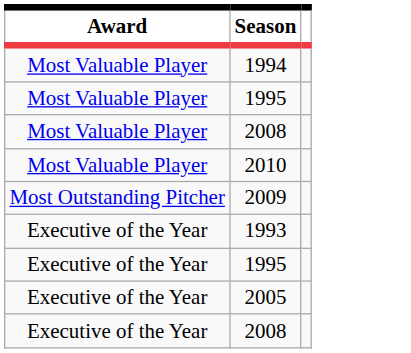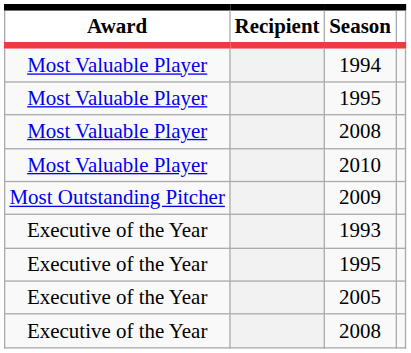+ column: (277, 26)
